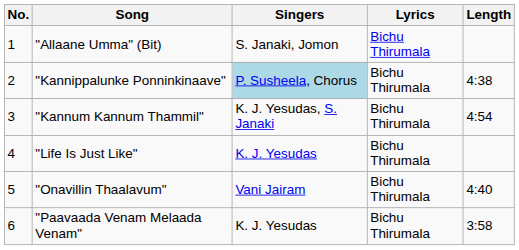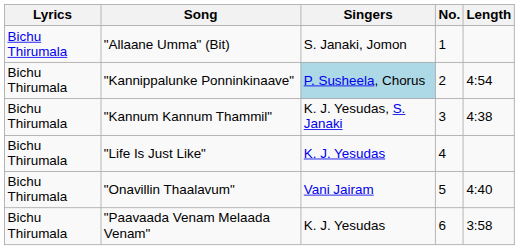columns swapped: (18, 15) <-> (415, 15)
(479, 80) 4:38 -> (479, 80) 4:54
(479, 116) 4:54 -> (479, 116) 4:38
